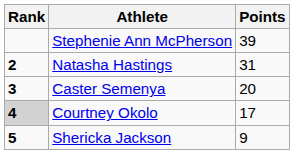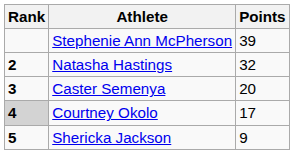(248, 65) 31 -> (248, 65) 32
